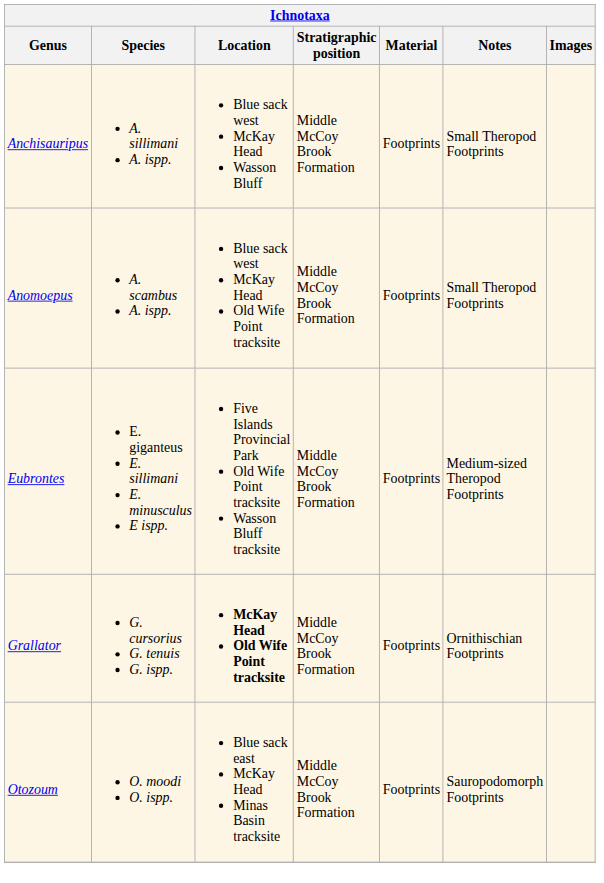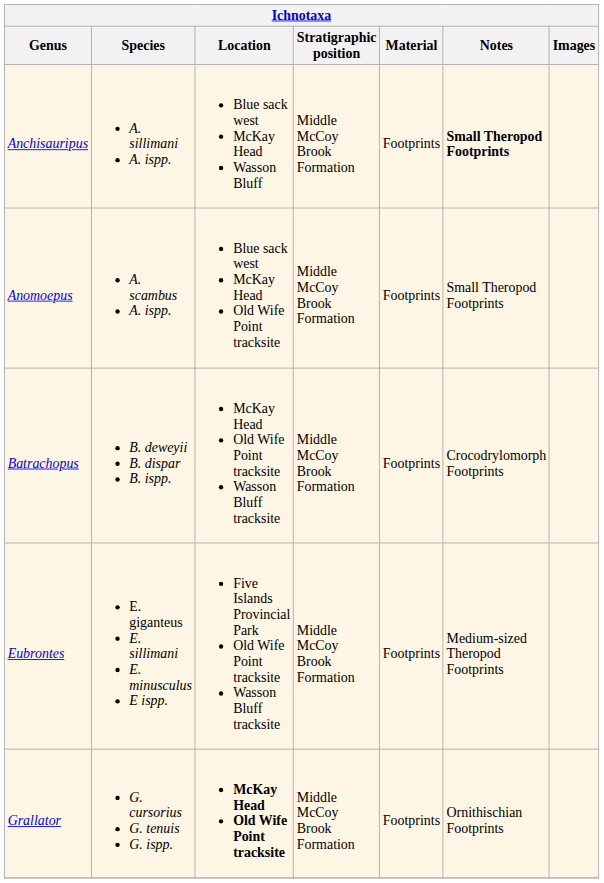(491, 144) normal -> (494, 144) bold
+ row: (43, 463)
- row: (33, 790)
